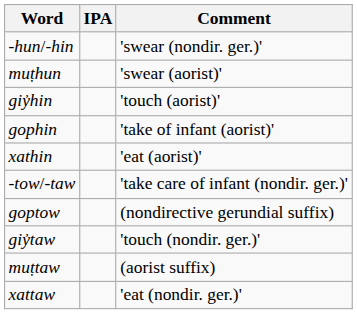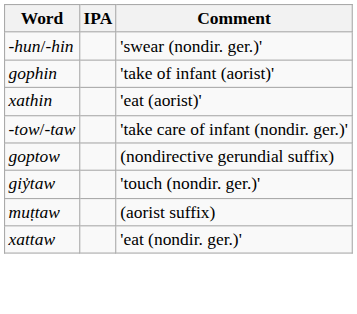- row: (35, 73)
- row: (30, 101)
